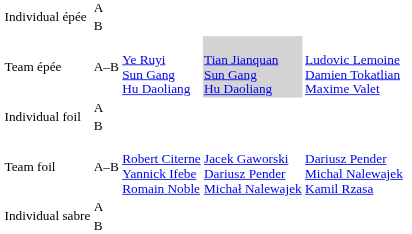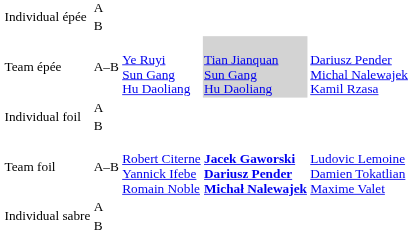(353, 74) Ludovic Lemoine Damien Tokatlian Maxime Valet -> (359, 74) Dariusz Pender Michal Nalewajek Kamil Rzasa
(253, 174) normal -> (255, 174) bold
(354, 174) Dariusz Pender Michal Nalewajek Kamil Rzasa -> (358, 174) Ludovic Lemoine Damien Tokatlian Maxime Valet
